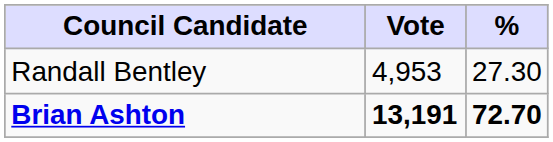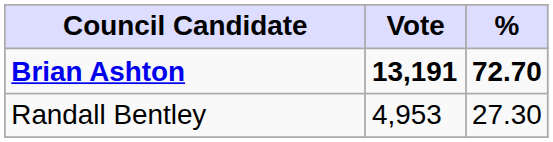rows swapped: (98, 114) <-> (109, 70)
